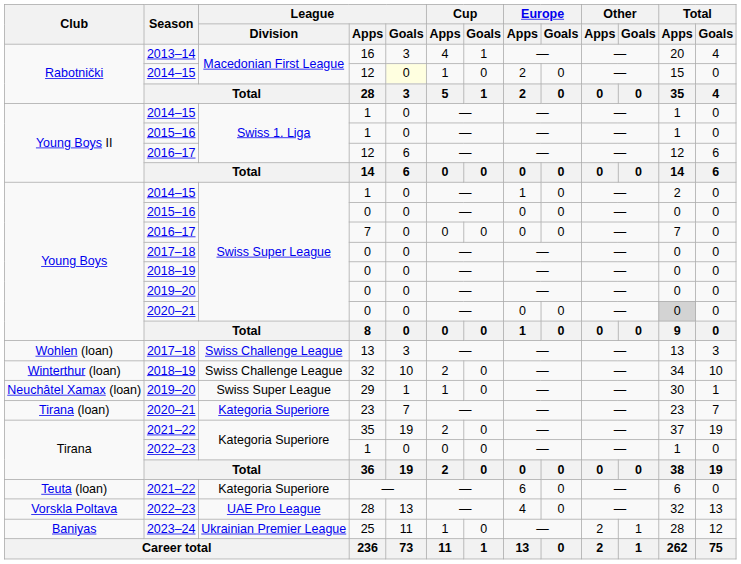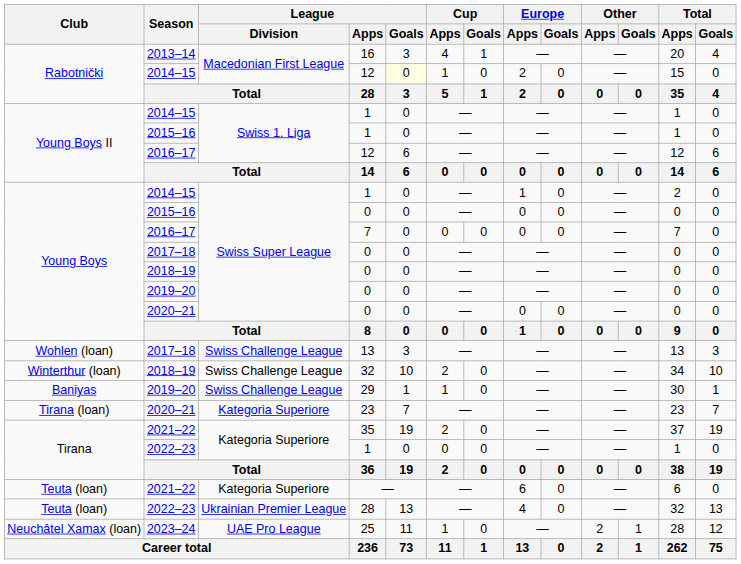(677, 311) lightgrey background -> (677, 311) no background
(74, 390) Neuchâtel Xamax (loan) -> (74, 390) Baniyas
(274, 390) Swiss Super League -> (274, 390) Swiss Challenge League
(74, 509) Vorskla Poltava -> (74, 509) Teuta (loan)
(274, 509) UAE Pro League -> (274, 509) Ukrainian Premier League
(74, 529) Baniyas -> (74, 529) Neuchâtel Xamax (loan)
(274, 529) Ukrainian Premier League -> (274, 529) UAE Pro League
